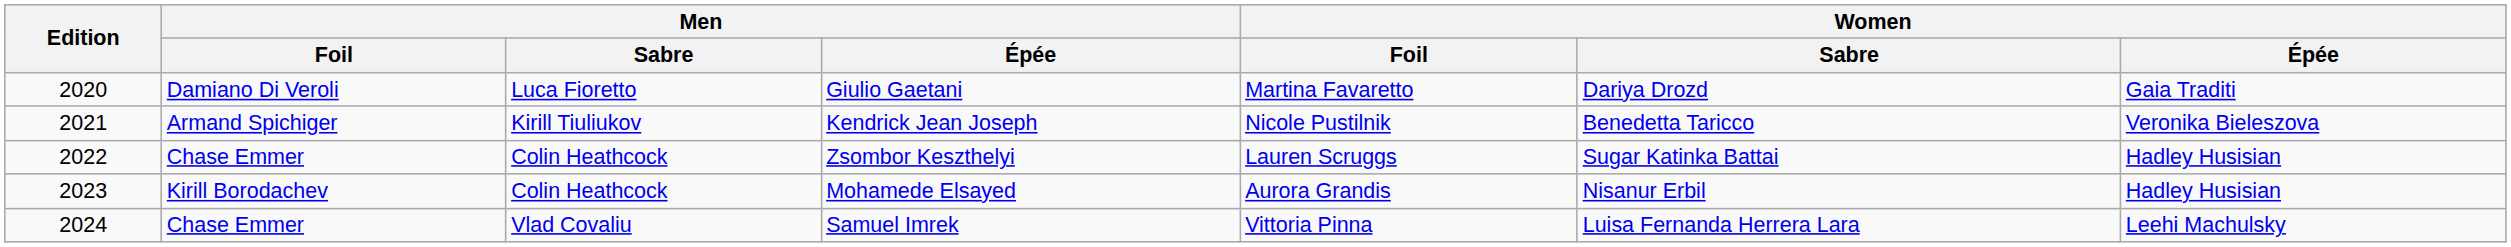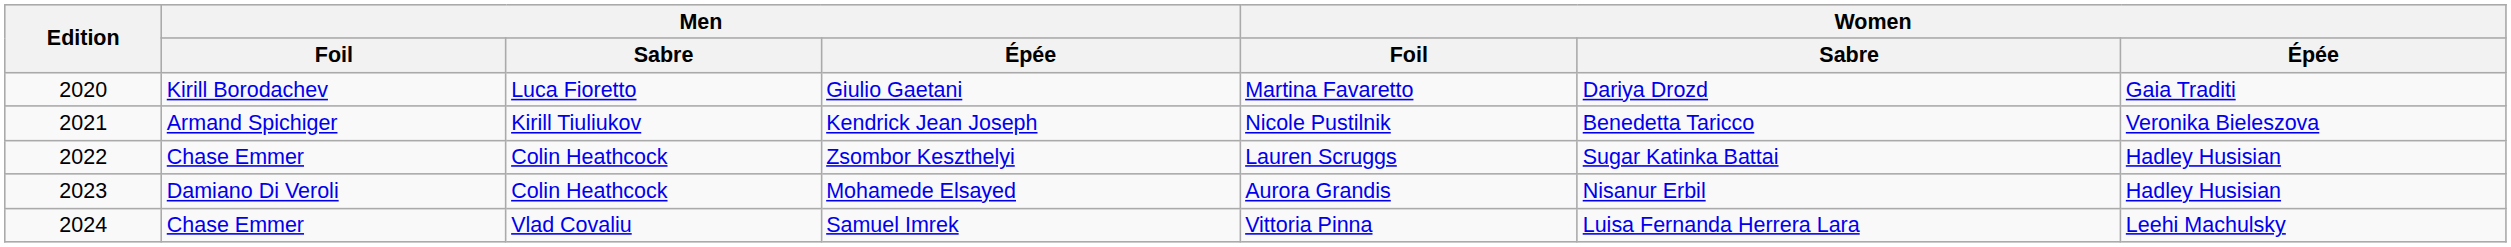(253, 89) Damiano Di Veroli -> (247, 89) Kirill Borodachev
(247, 191) Kirill Borodachev -> (253, 191) Damiano Di Veroli
